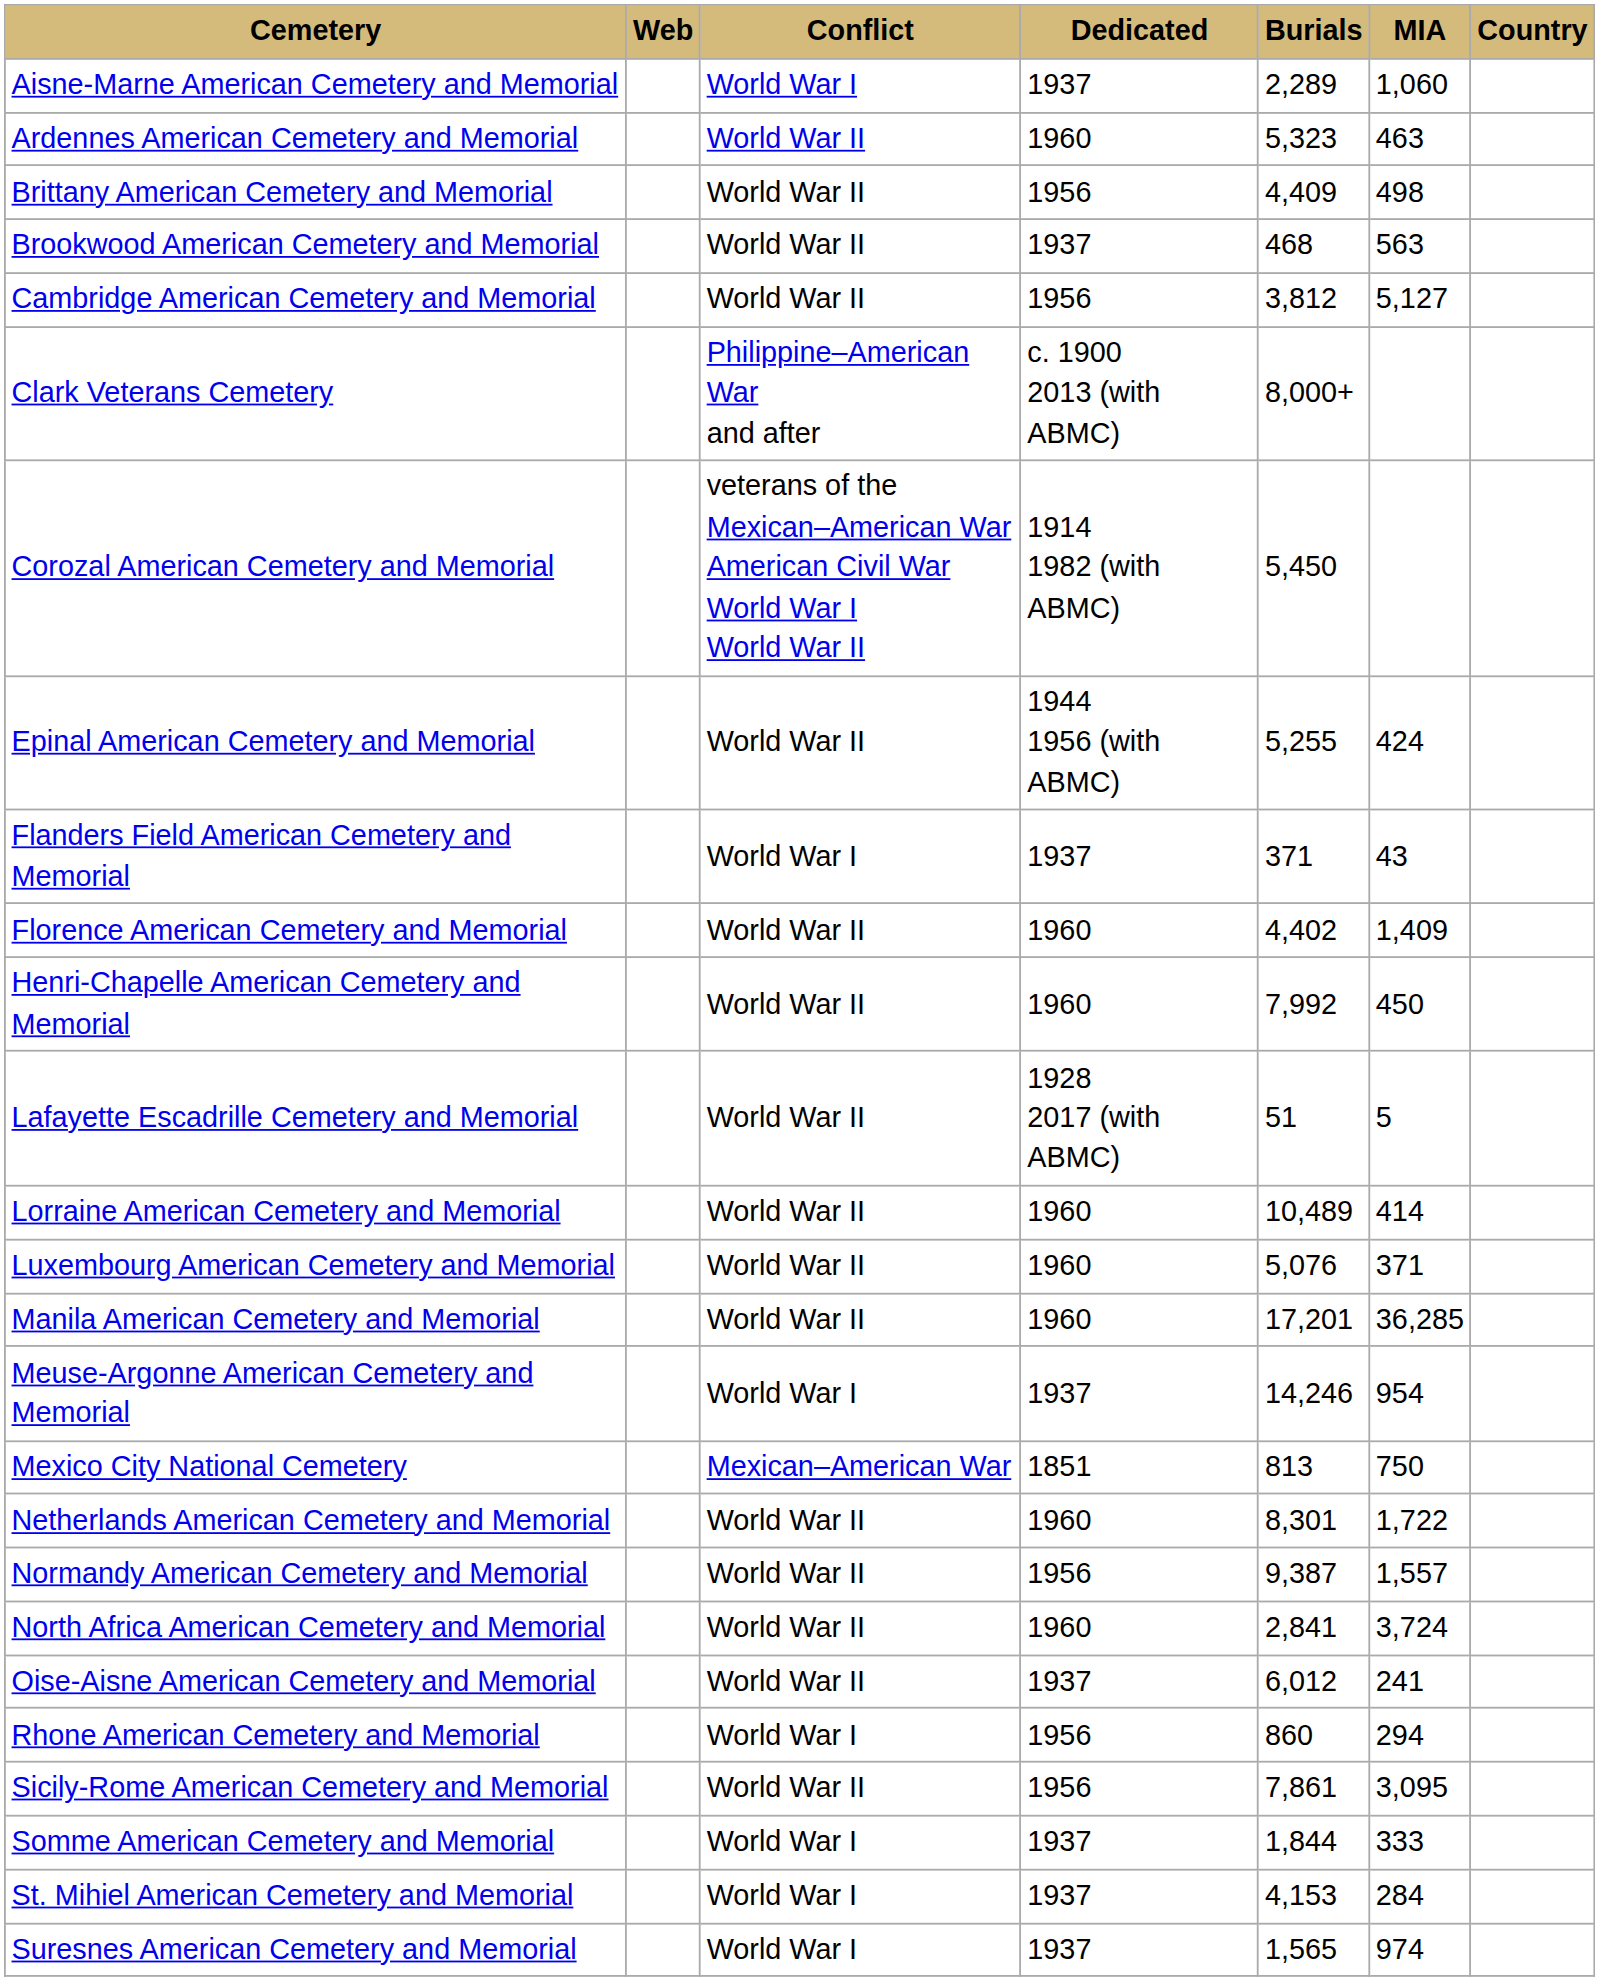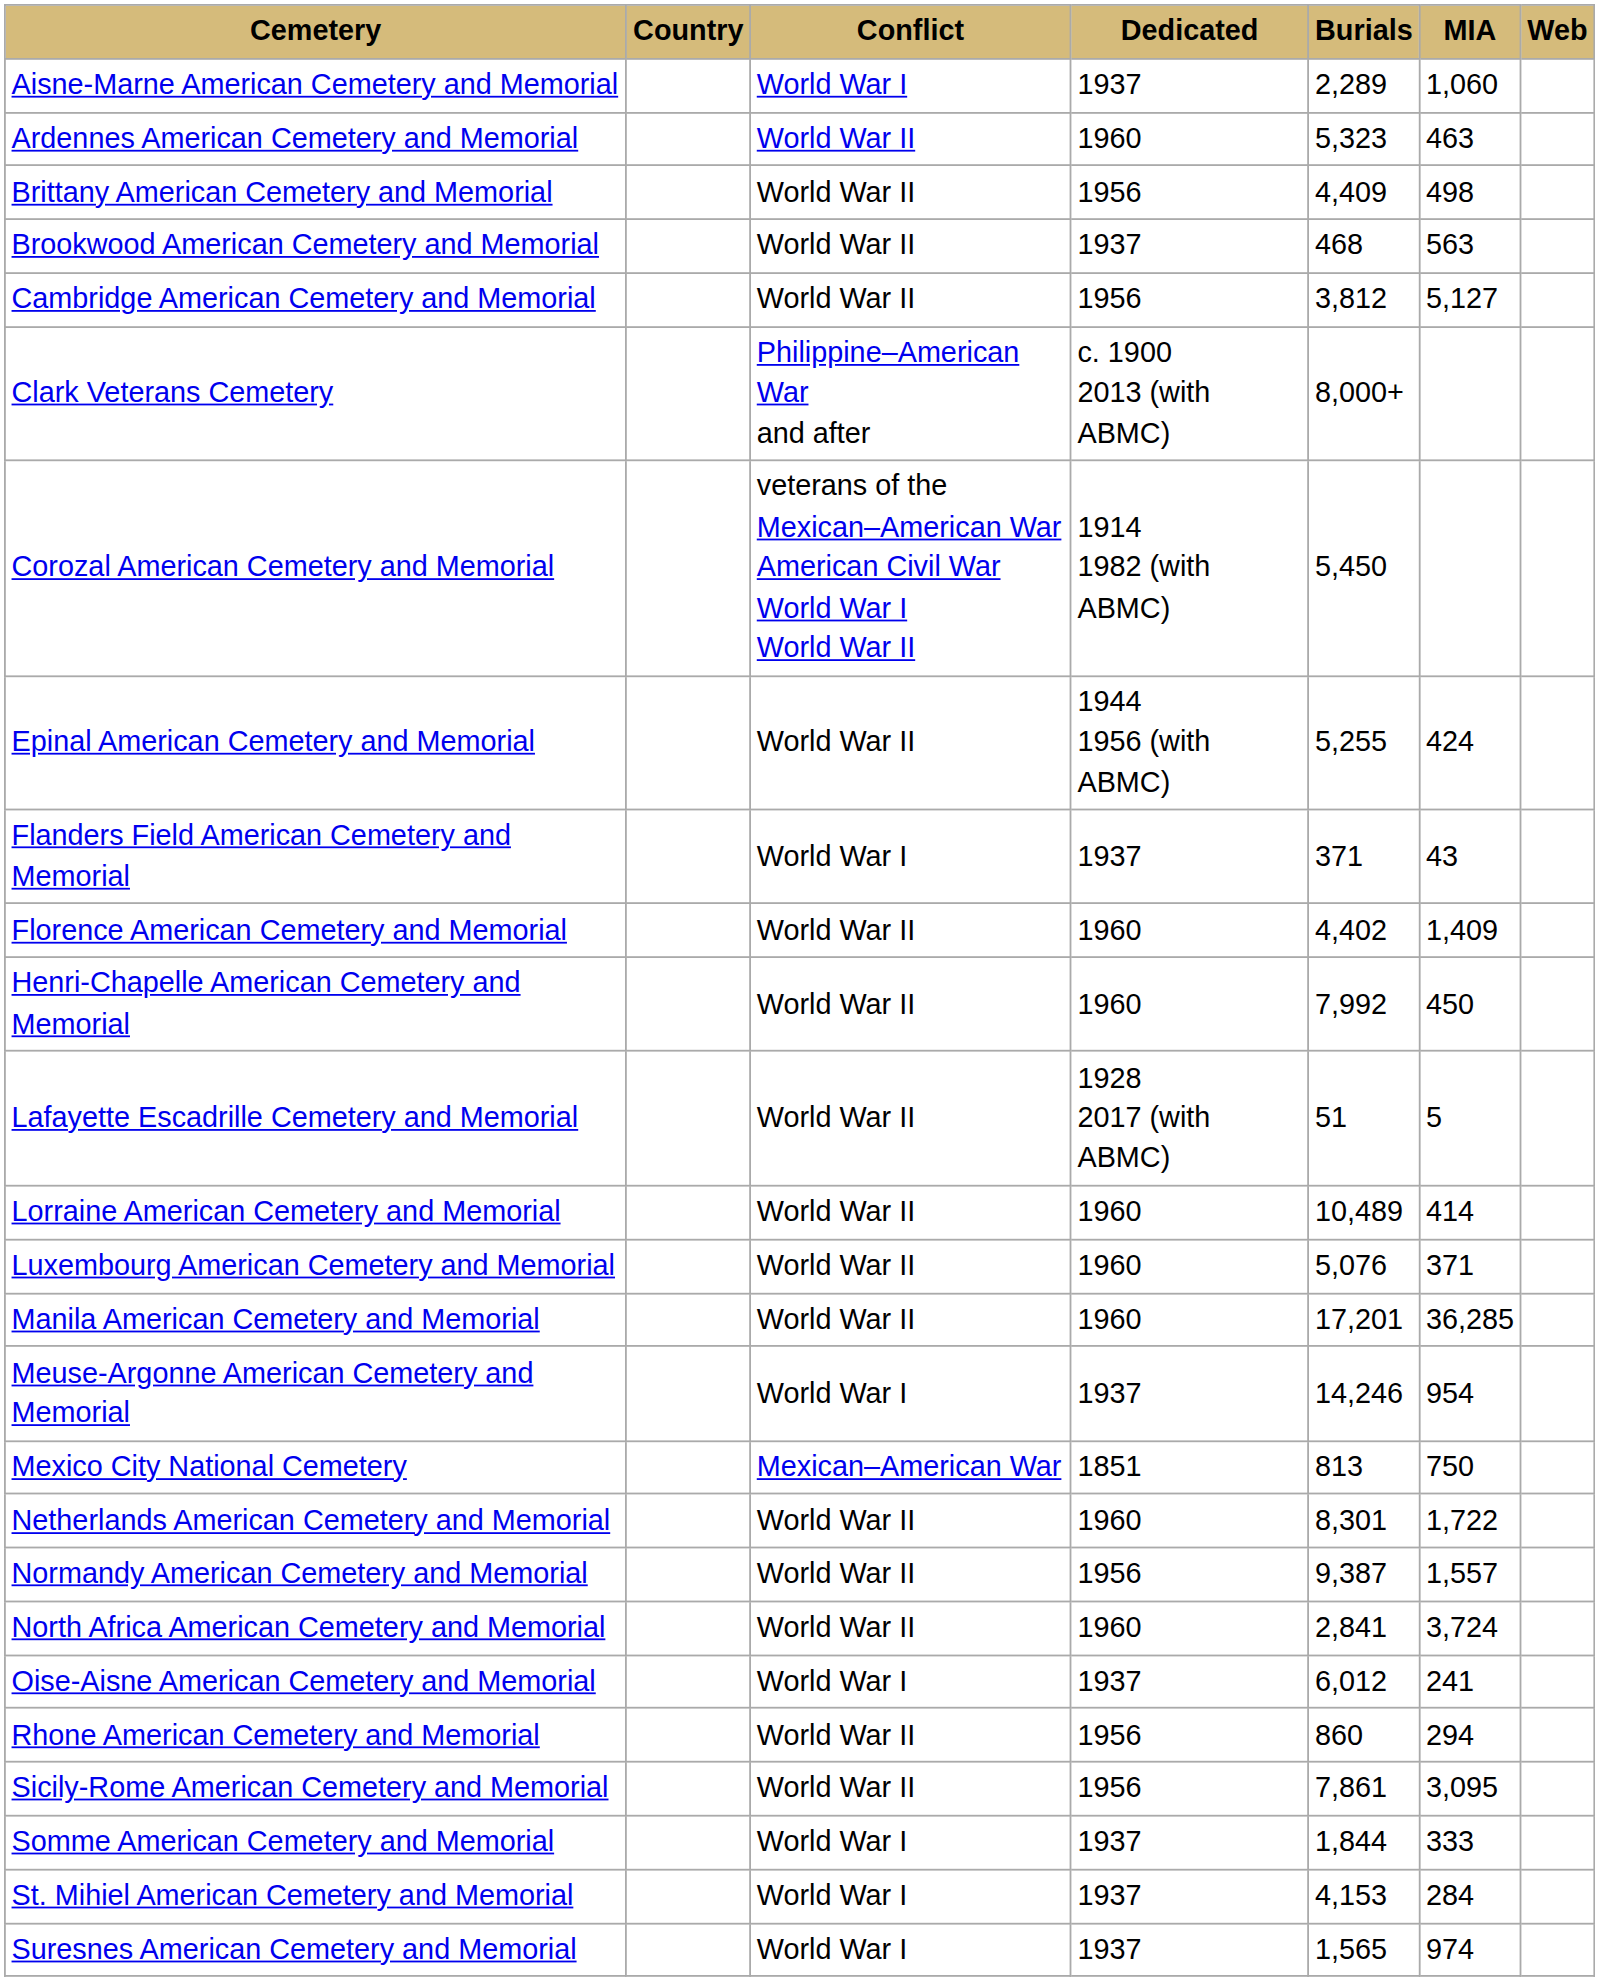columns swapped: (1532, 30) <-> (663, 30)
(786, 1680) World War II -> (832, 1680) World War I
(782, 1734) World War I -> (836, 1734) World War II
